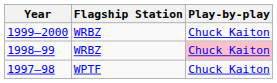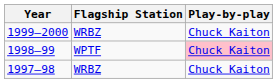(87, 51) WRBZ -> (87, 51) WPTF
(87, 69) WPTF -> (87, 69) WRBZ
